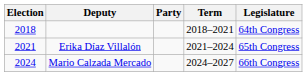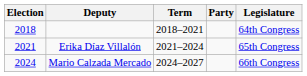columns swapped: (169, 12) <-> (210, 12)
